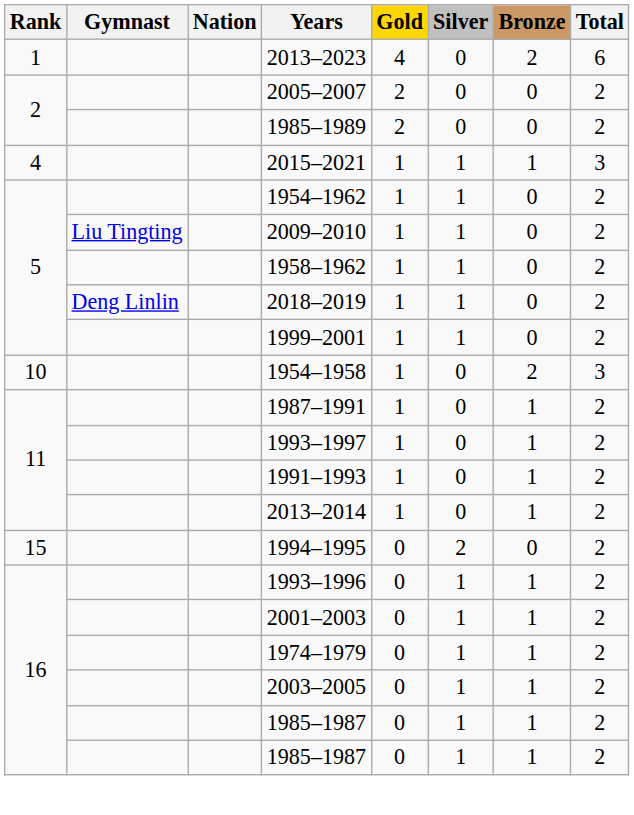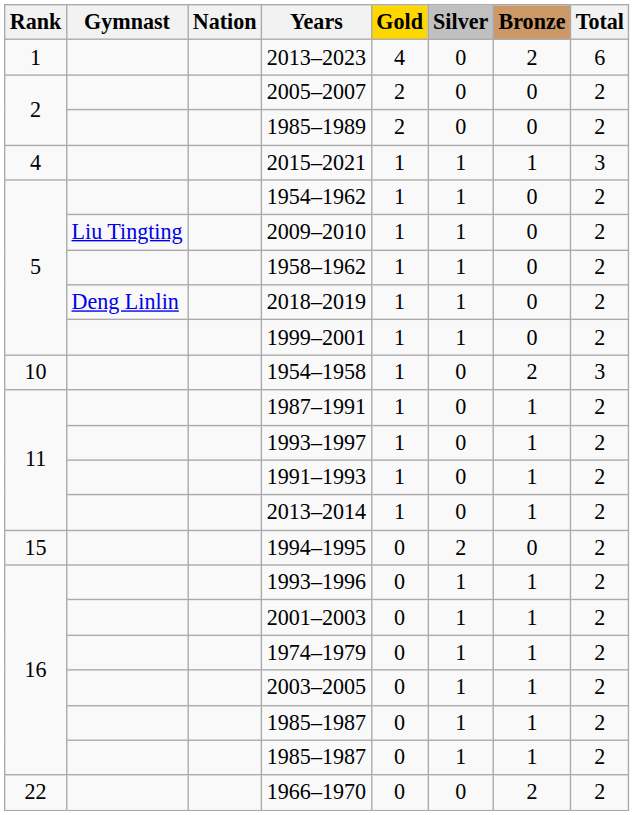+ row: (36, 792)
